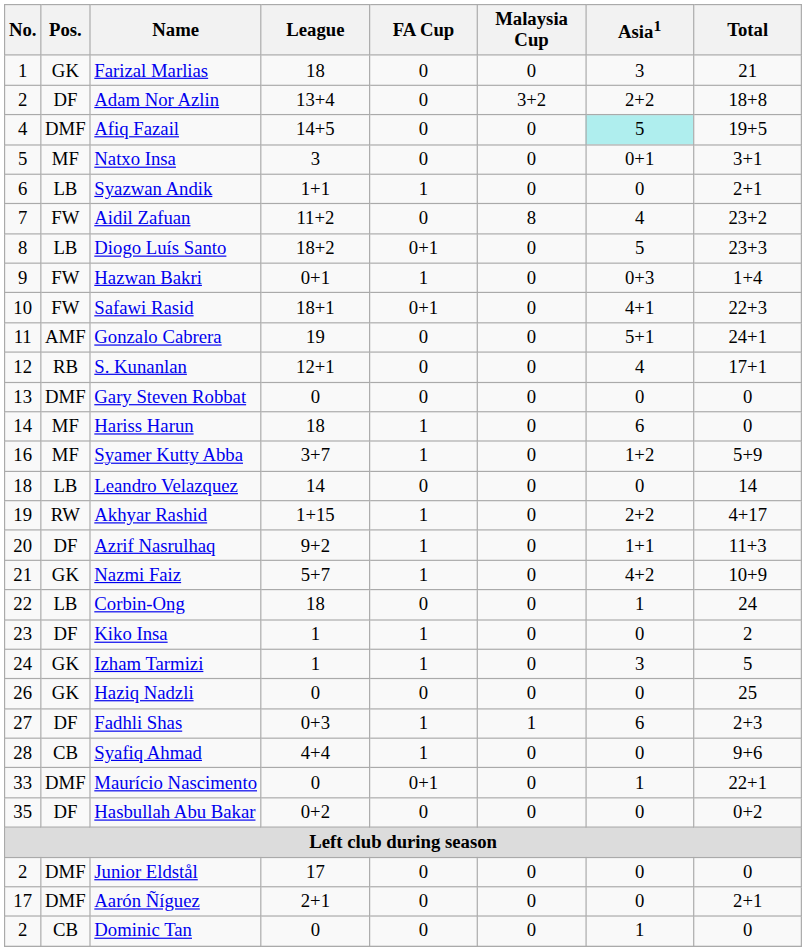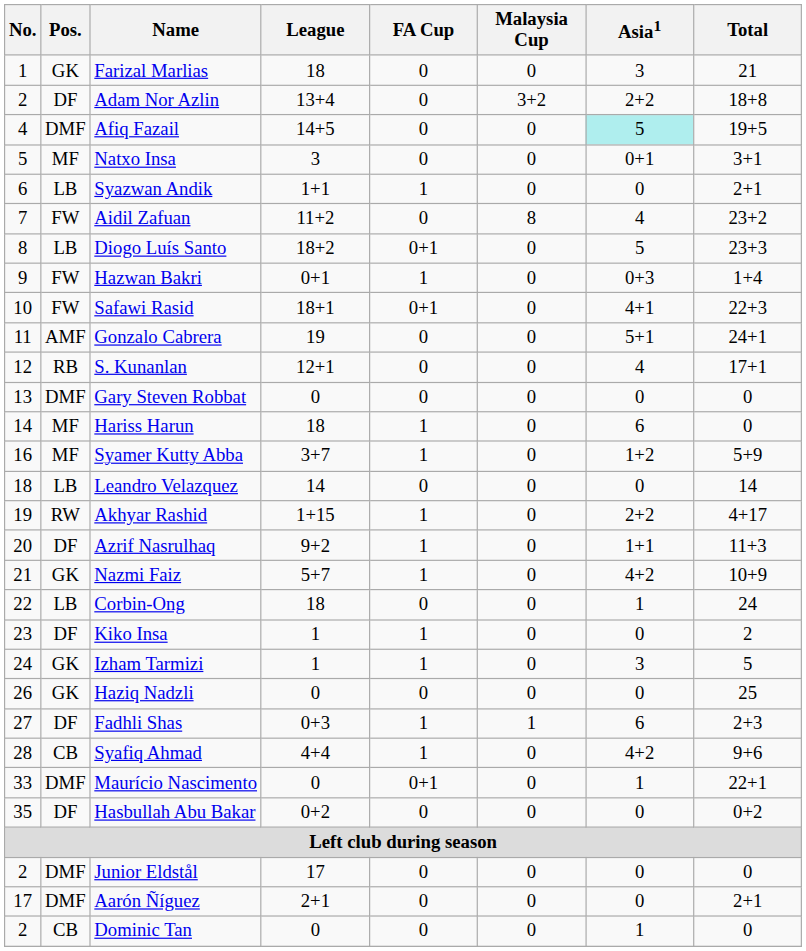(640, 752) 0 -> (640, 752) 4+2
